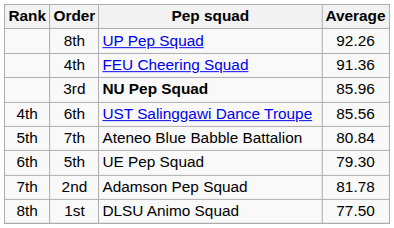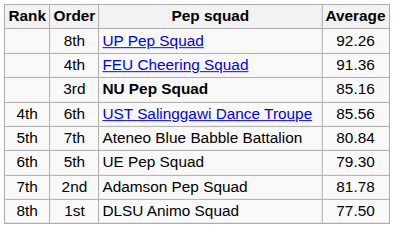(356, 89) 85.96 -> (356, 89) 85.16
